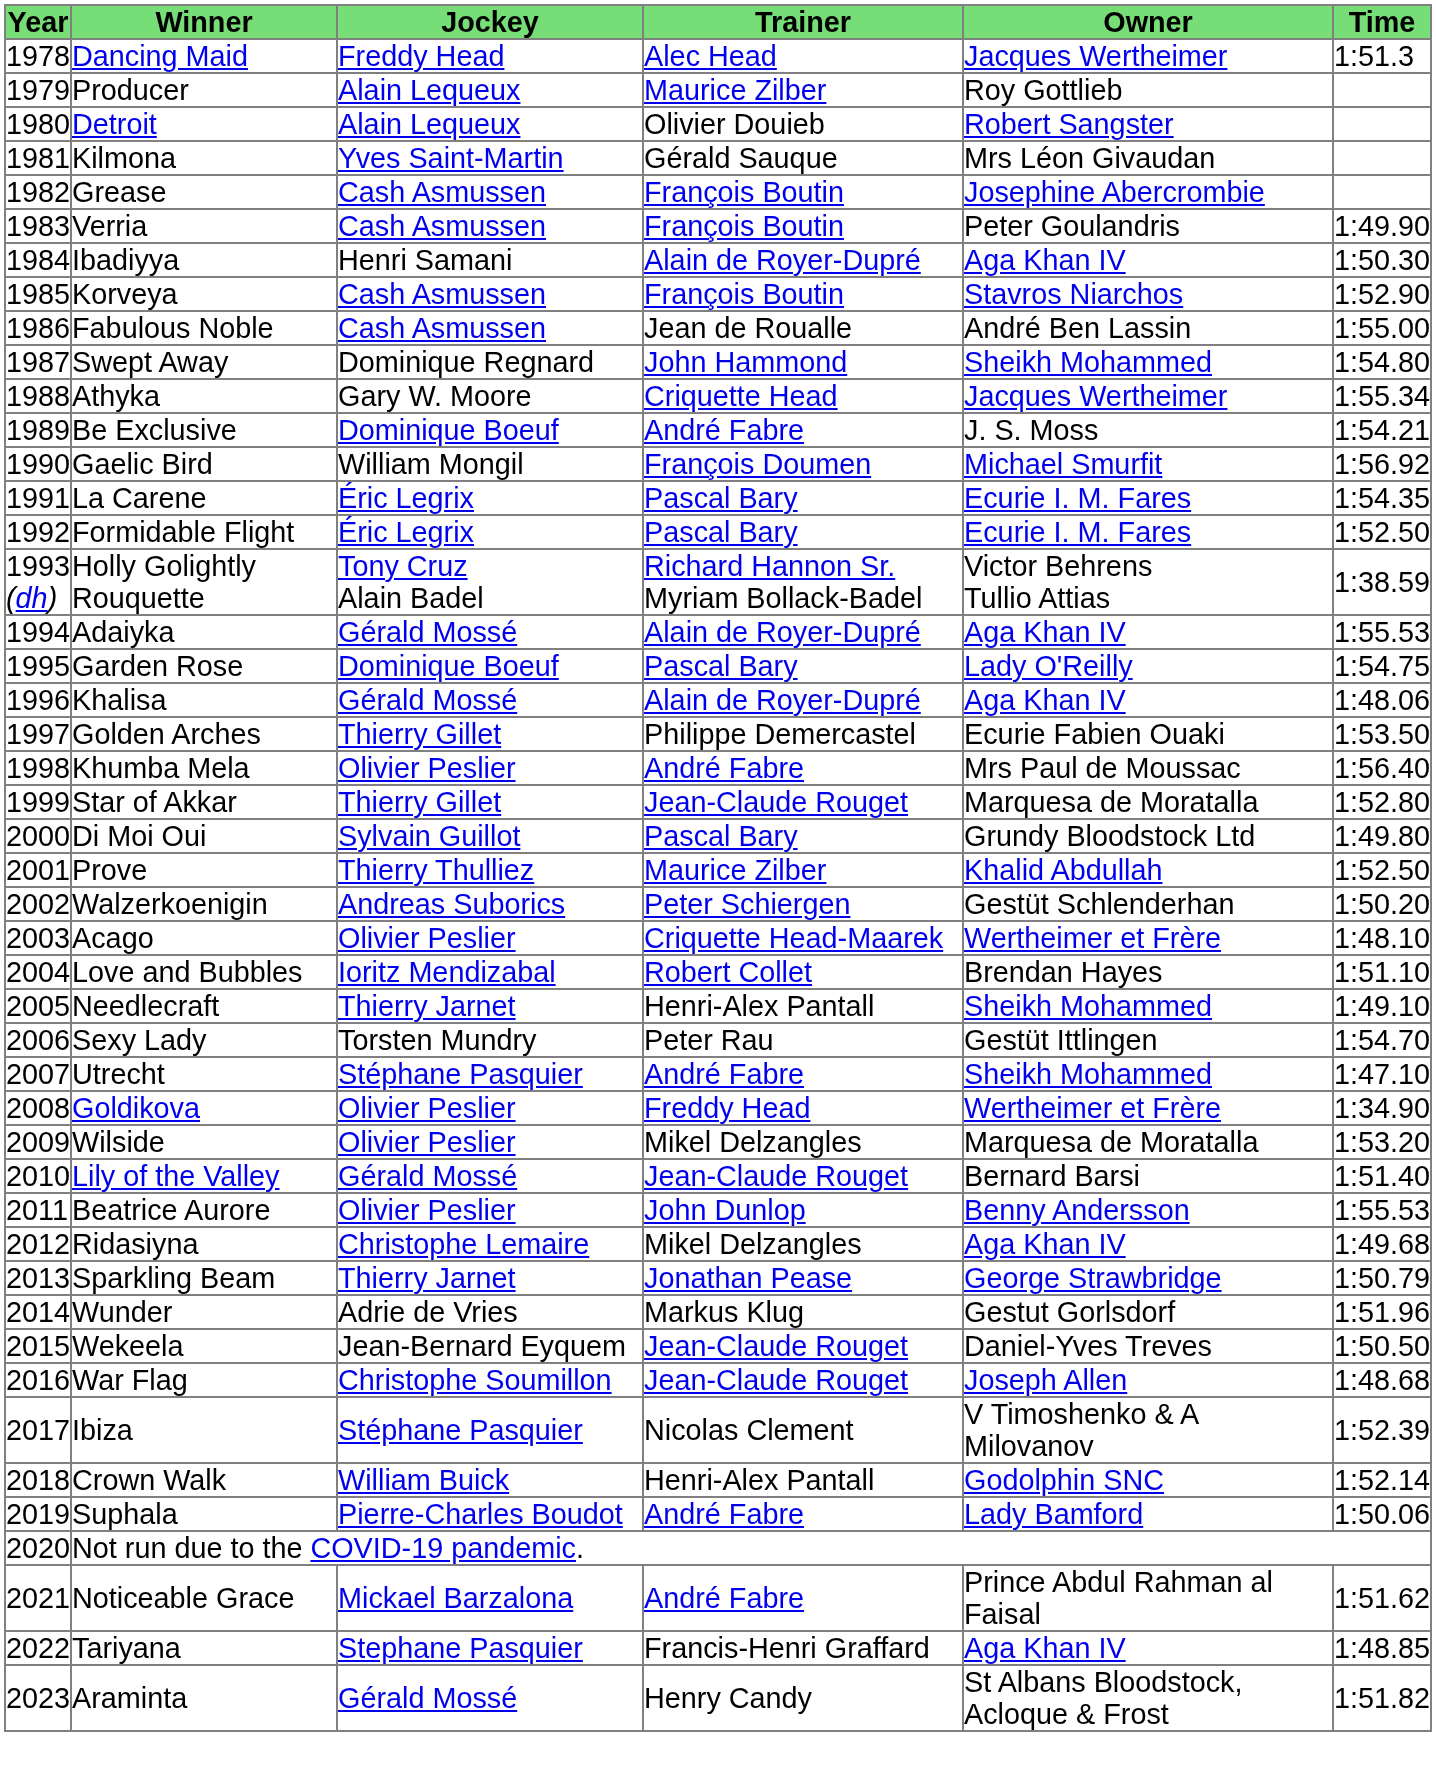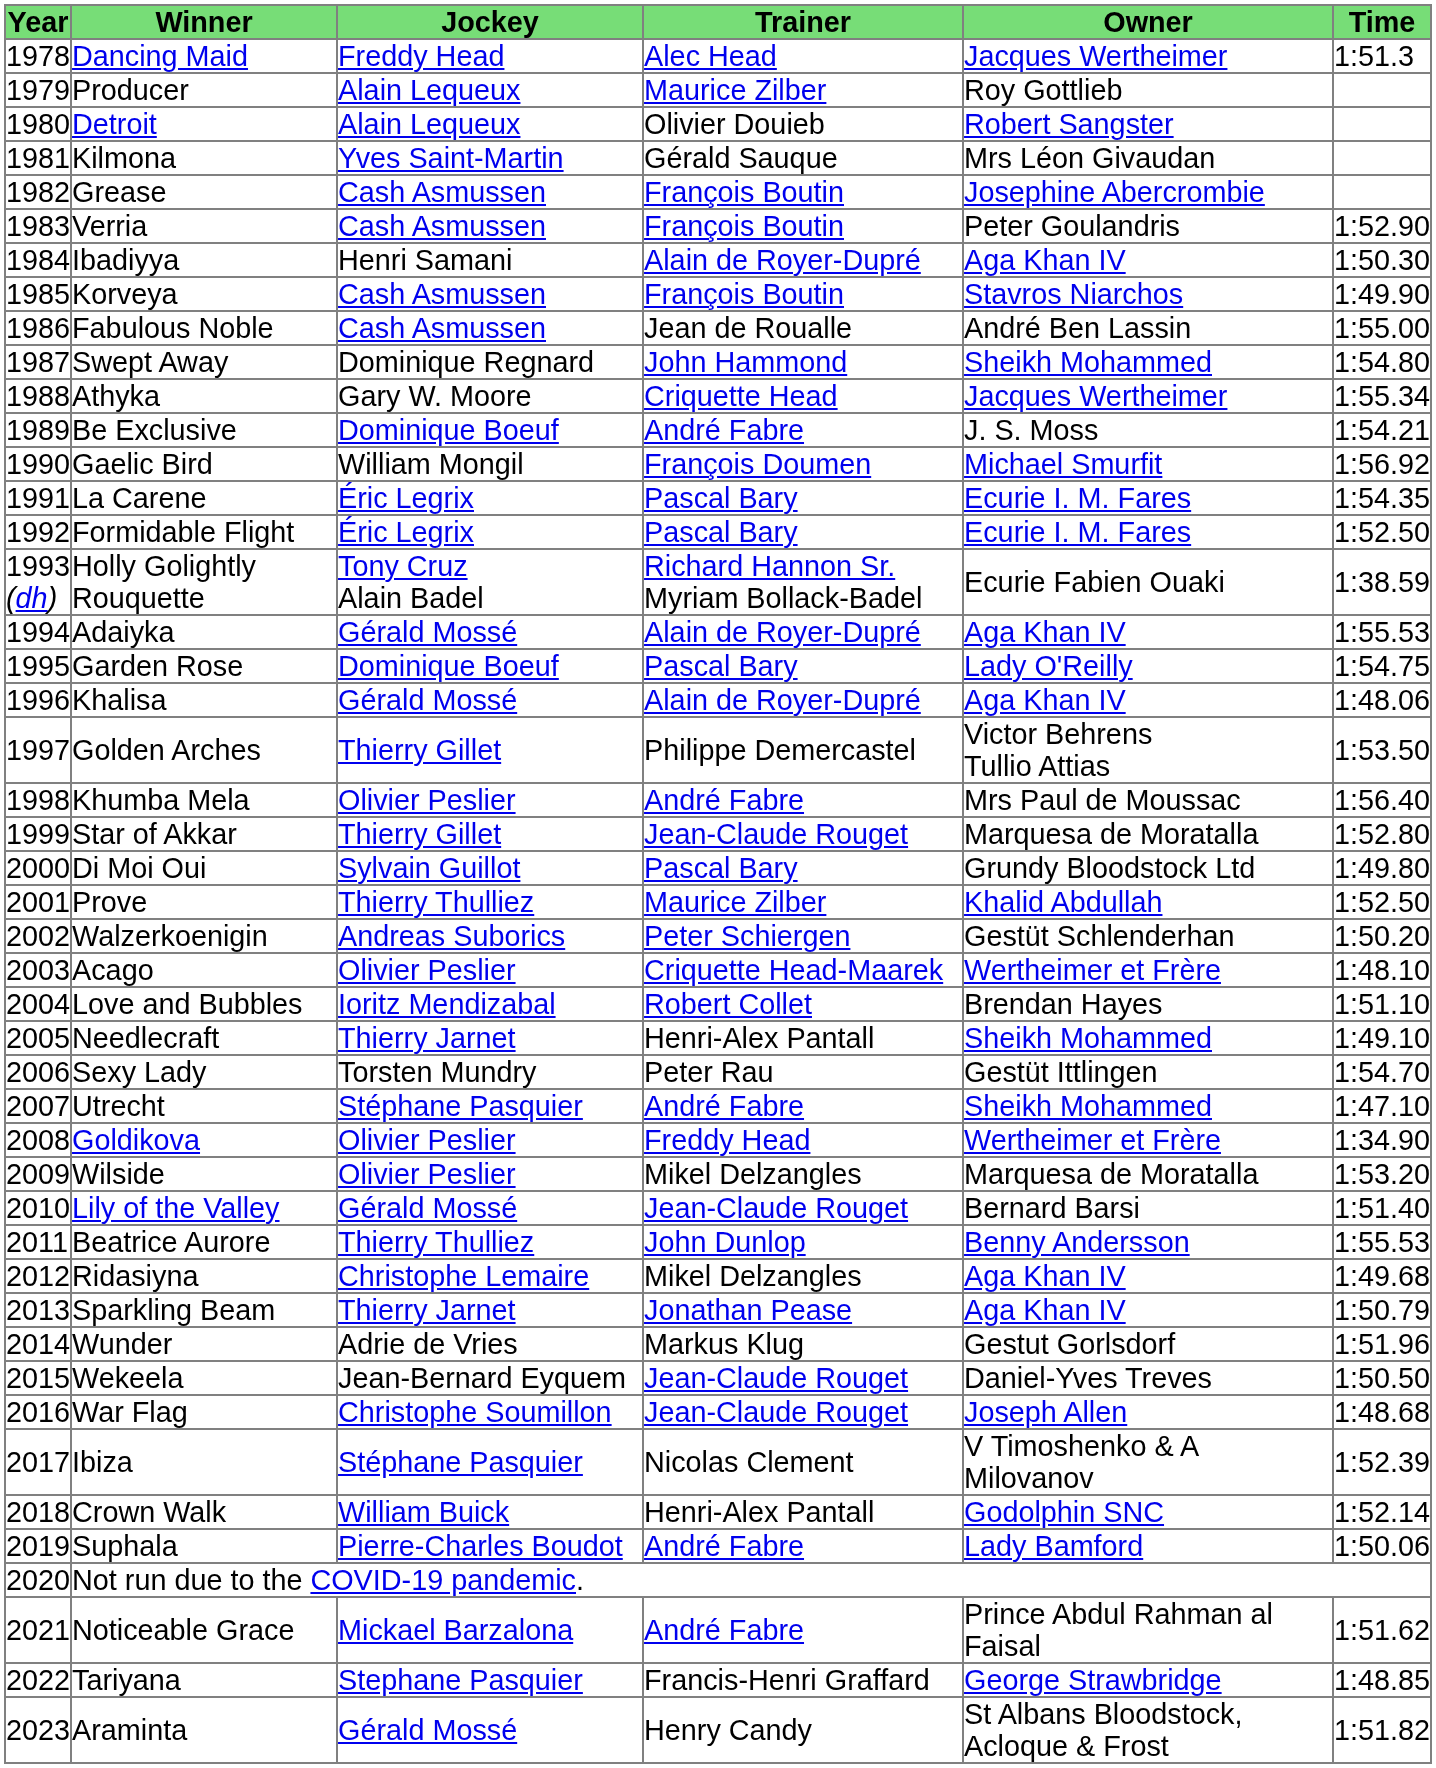(1382, 226) 1:49.90 -> (1382, 226) 1:52.90
(1382, 294) 1:52.90 -> (1382, 294) 1:49.90
(1058, 582) Victor Behrens Tullio Attias -> (1094, 582) Ecurie Fabien Ouaki
(1094, 734) Ecurie Fabien Ouaki -> (1058, 750) Victor Behrens Tullio Attias
(427, 1210) Olivier Peslier -> (436, 1242) Thierry Thulliez
(1093, 1278) George Strawbridge -> (1045, 1310) Aga Khan IV
(1045, 1648) Aga Khan IV -> (1093, 1680) George Strawbridge
